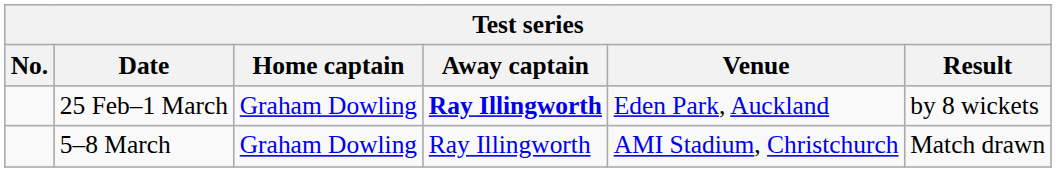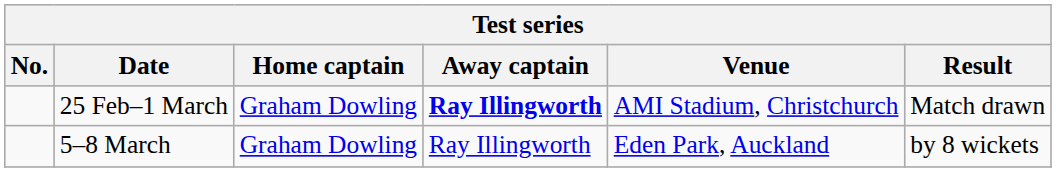(721, 105) Eden Park, Auckland -> (756, 105) AMI Stadium, Christchurch
(974, 105) by 8 wickets -> (978, 105) Match drawn
(756, 145) AMI Stadium, Christchurch -> (721, 145) Eden Park, Auckland
(978, 145) Match drawn -> (974, 145) by 8 wickets
